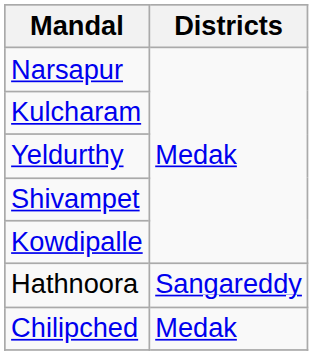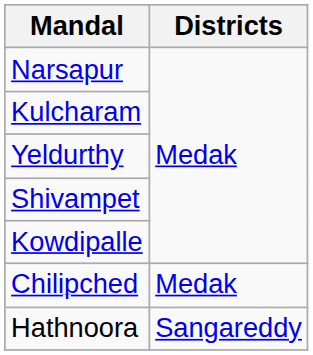rows swapped: (75, 284) <-> (75, 328)
